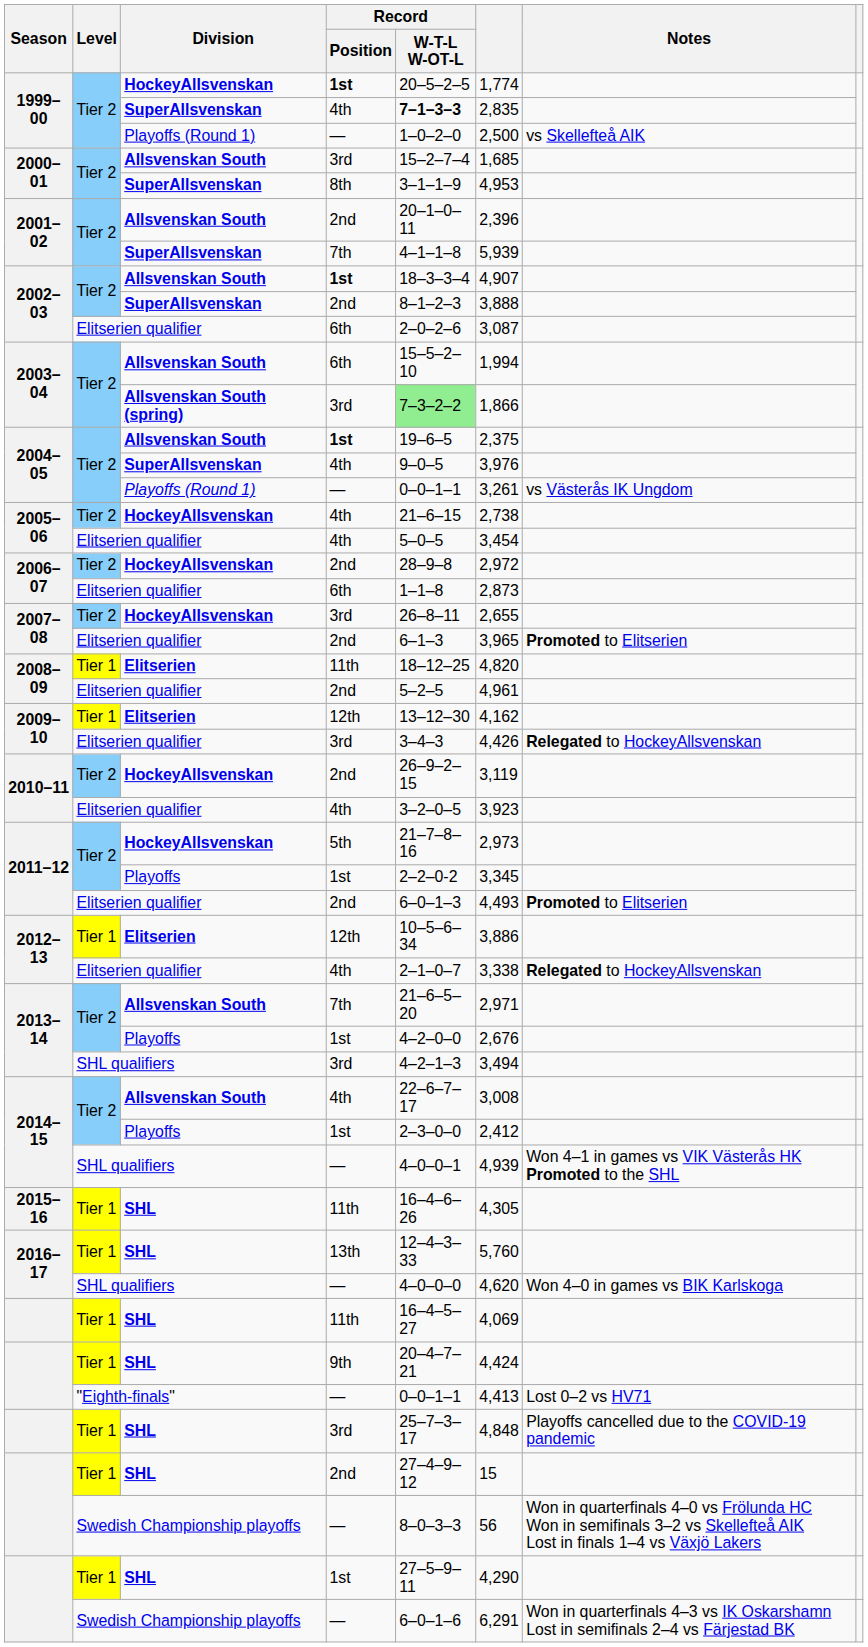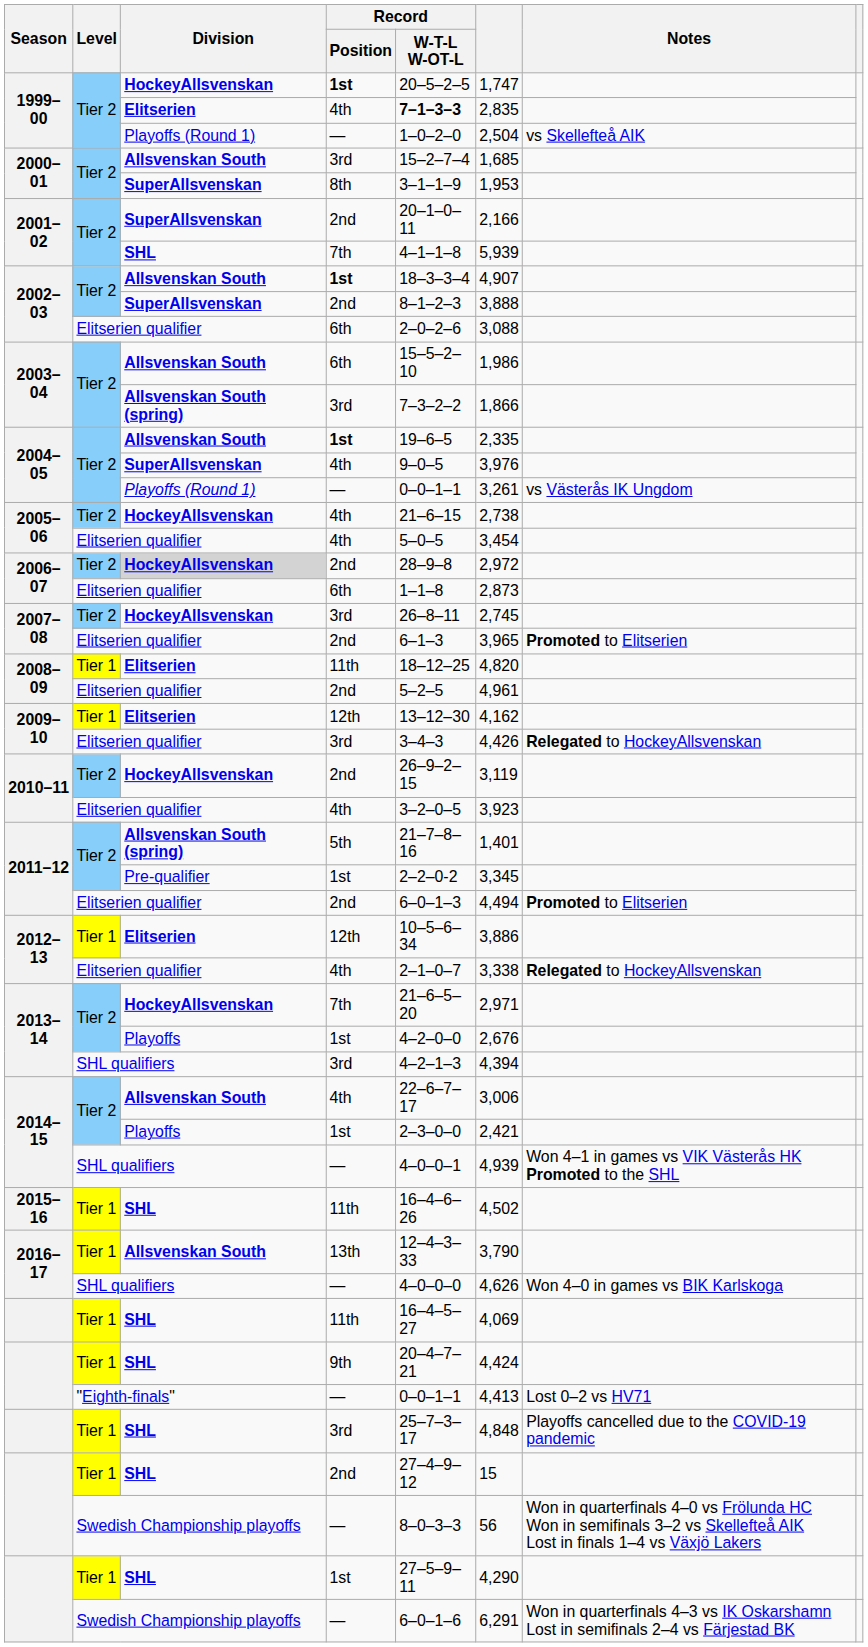(499, 85) 1,774 -> (499, 85) 1,747
(193, 110) SuperAllsvenskan -> (160, 110) Elitserien
(499, 135) 2,500 -> (499, 135) 2,504
(499, 185) 4,953 -> (499, 185) 1,953
(195, 219) Allsvenskan South -> (193, 219) SuperAllsvenskan
(499, 219) 2,396 -> (499, 219) 2,166
(193, 253) SuperAllsvenskan -> (140, 253) SHL
(499, 329) 3,087 -> (499, 329) 3,088
(499, 363) 1,994 -> (499, 363) 1,986
(430, 406) lightgreen background -> (430, 406) no background
(499, 440) 2,375 -> (499, 440) 2,335
(199, 565) no background -> (199, 565) lightgrey background
(499, 615) 2,655 -> (499, 615) 2,745
(199, 843) HockeyAllsvenskan -> (195, 843) Allsvenskan South (spring)
(499, 843) 2,973 -> (499, 843) 1,401
(152, 877) Playoffs -> (167, 877) Pre-qualifier
(499, 902) 4,493 -> (499, 902) 4,494
(195, 1004) Allsvenskan South -> (199, 1004) HockeyAllsvenskan
(499, 1063) 3,494 -> (499, 1063) 4,394
(499, 1098) 3,008 -> (499, 1098) 3,006
(499, 1132) 2,412 -> (499, 1132) 2,421
(499, 1209) 4,305 -> (499, 1209) 4,502
(140, 1251) SHL -> (195, 1251) Allsvenskan South
(499, 1251) 5,760 -> (499, 1251) 3,790
(499, 1285) 4,620 -> (499, 1285) 4,626
